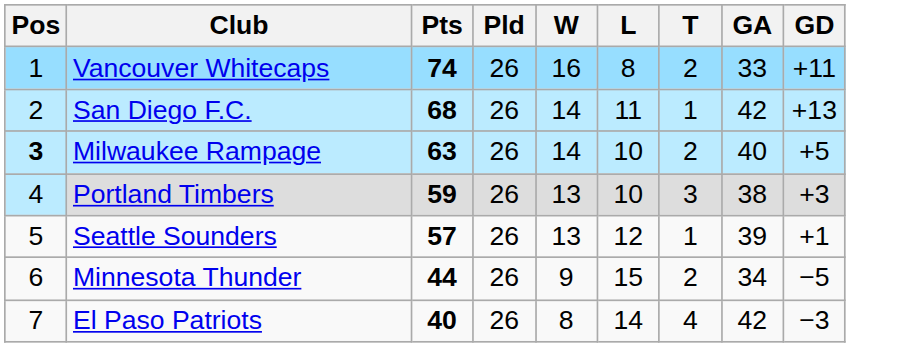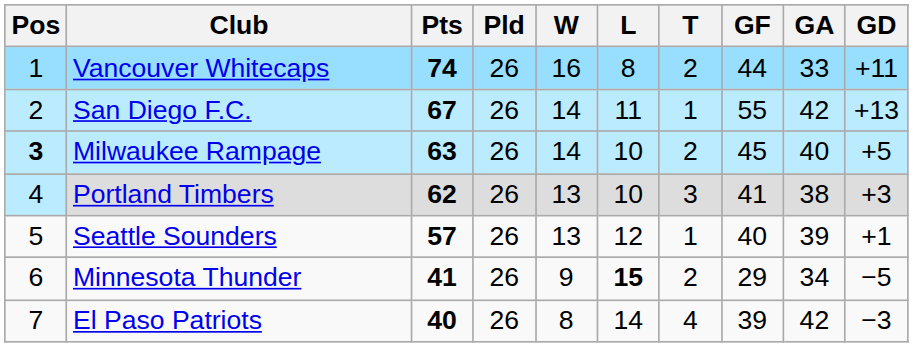+ column: (752, 25)
(442, 109) 68 -> (442, 109) 67
(442, 194) 59 -> (442, 194) 62
(442, 278) 44 -> (442, 278) 41
(628, 278) normal -> (628, 278) bold
